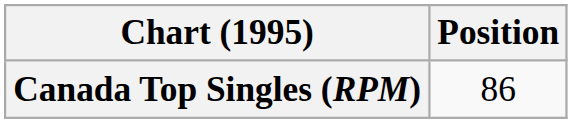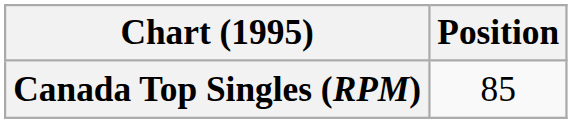(498, 88) 86 -> (498, 88) 85
